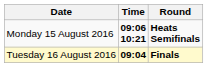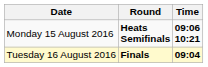columns swapped: (133, 12) <-> (175, 12)
